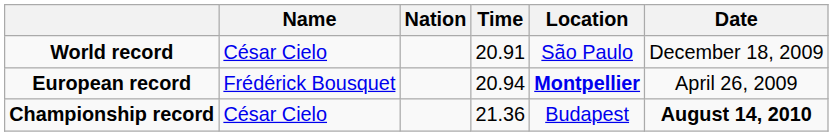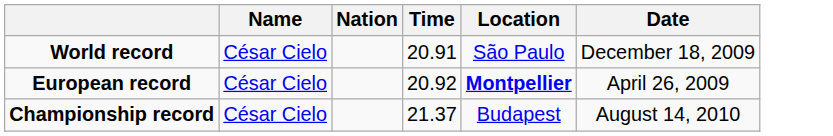(309, 83) Frédérick Bousquet -> (275, 83) César Cielo
(500, 83) 20.94 -> (432, 83) 20.92
(500, 114) 21.36 -> (432, 114) 21.37
(736, 114) bold -> (668, 114) normal
